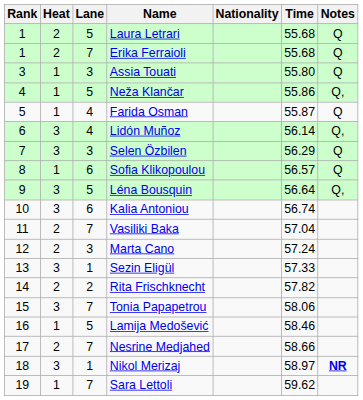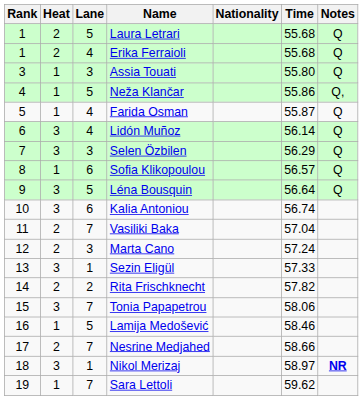(90, 53) 7 -> (90, 53) 4
(338, 131) Q, -> (338, 131) Q
(338, 190) Q, -> (338, 190) Q
